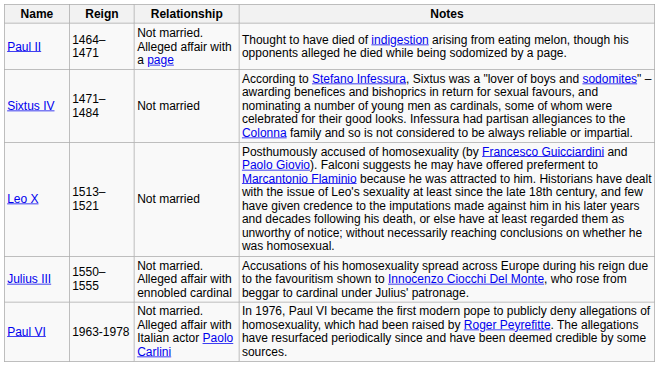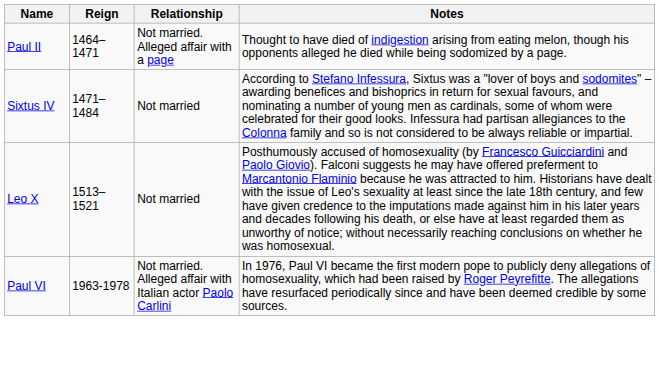- row: (29, 279)
